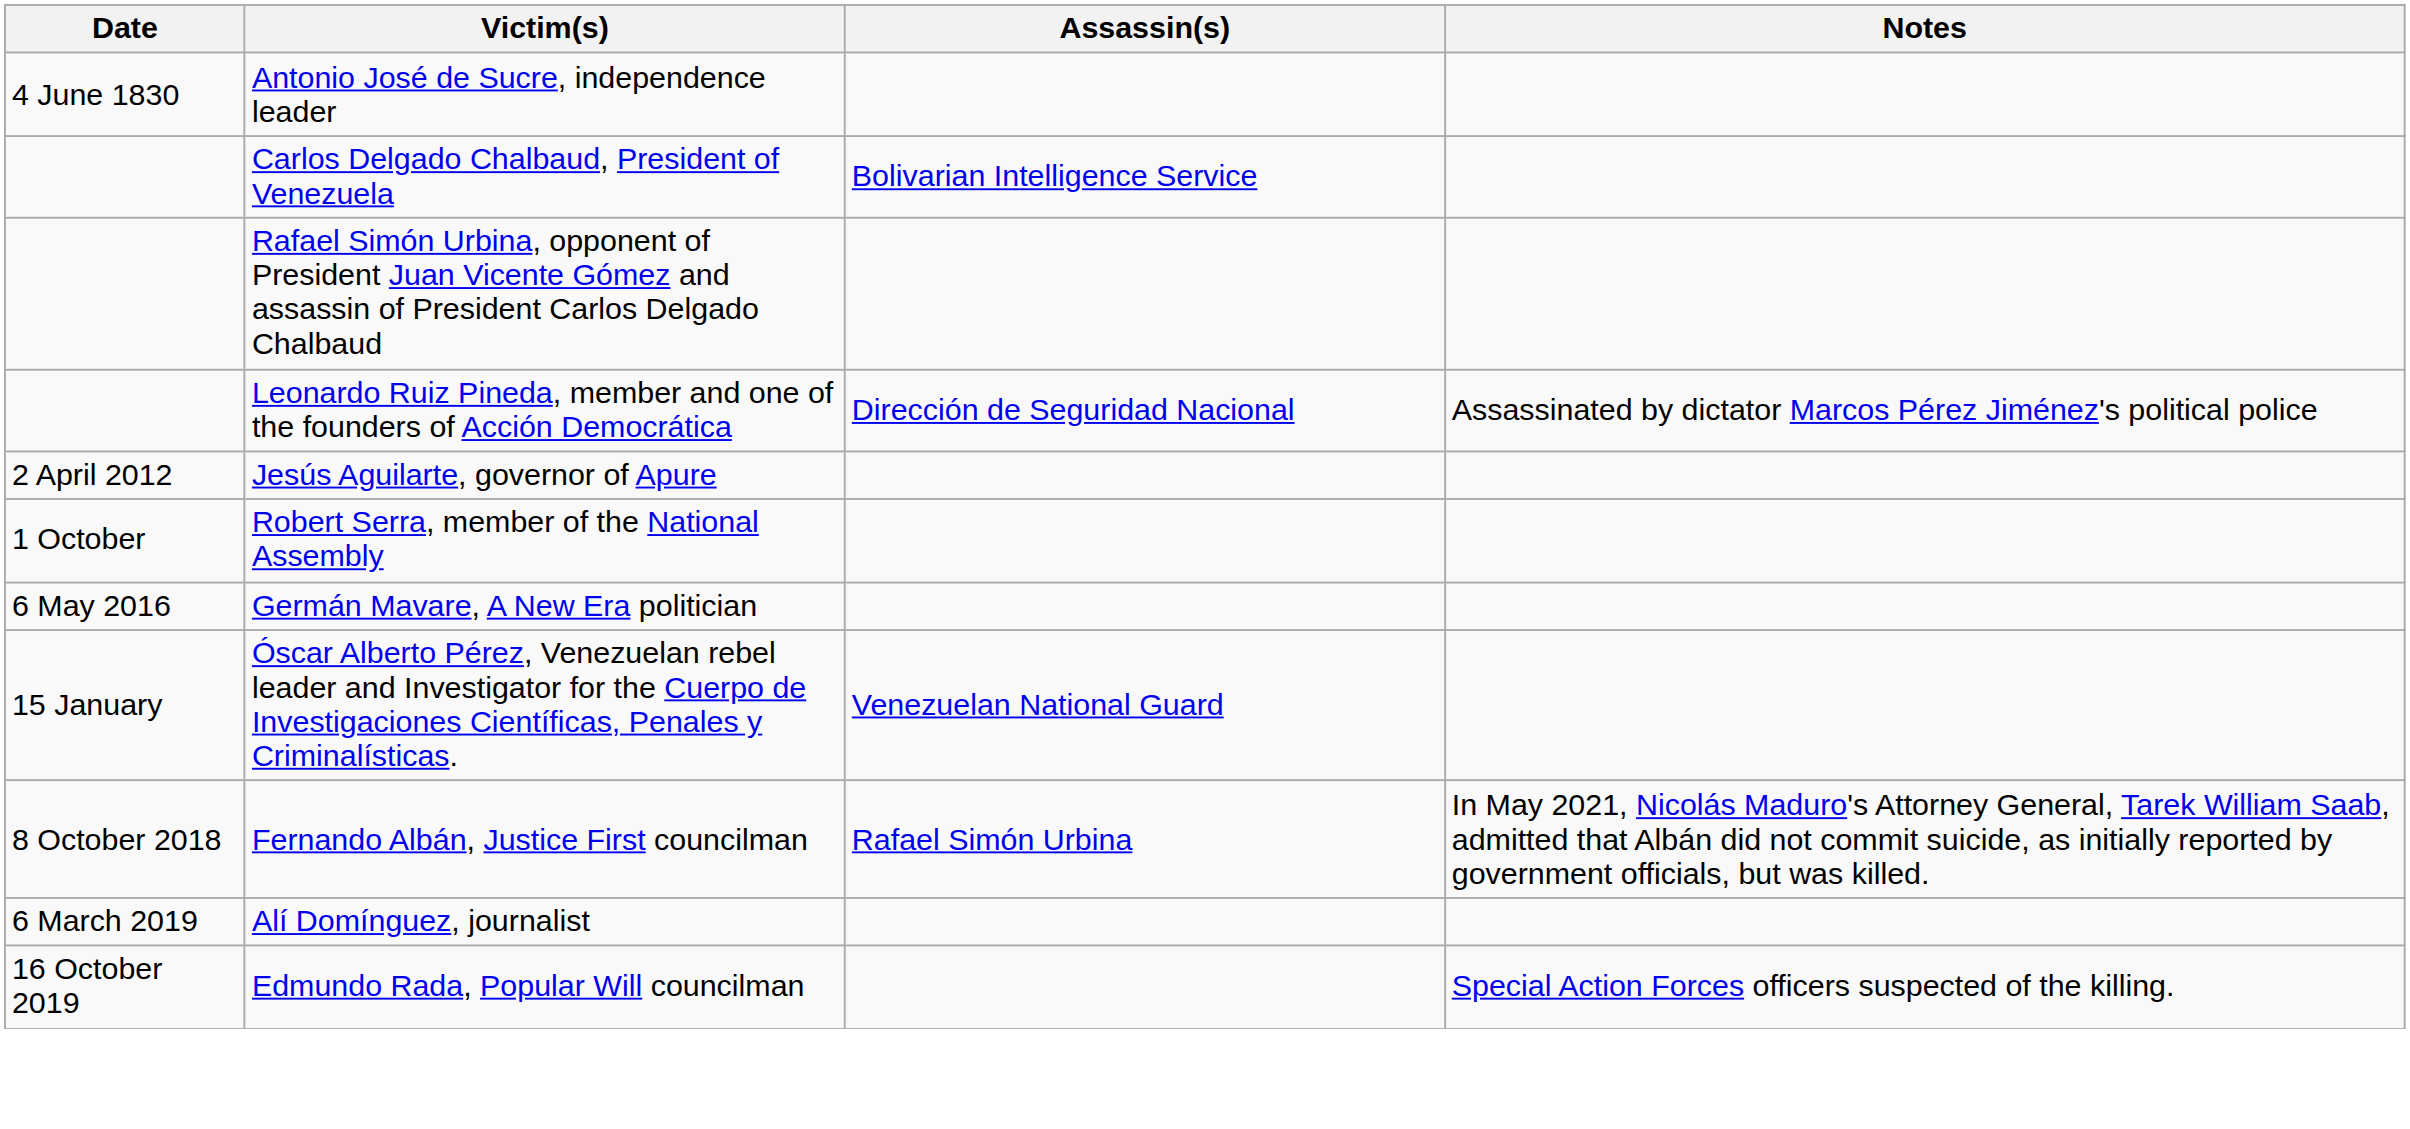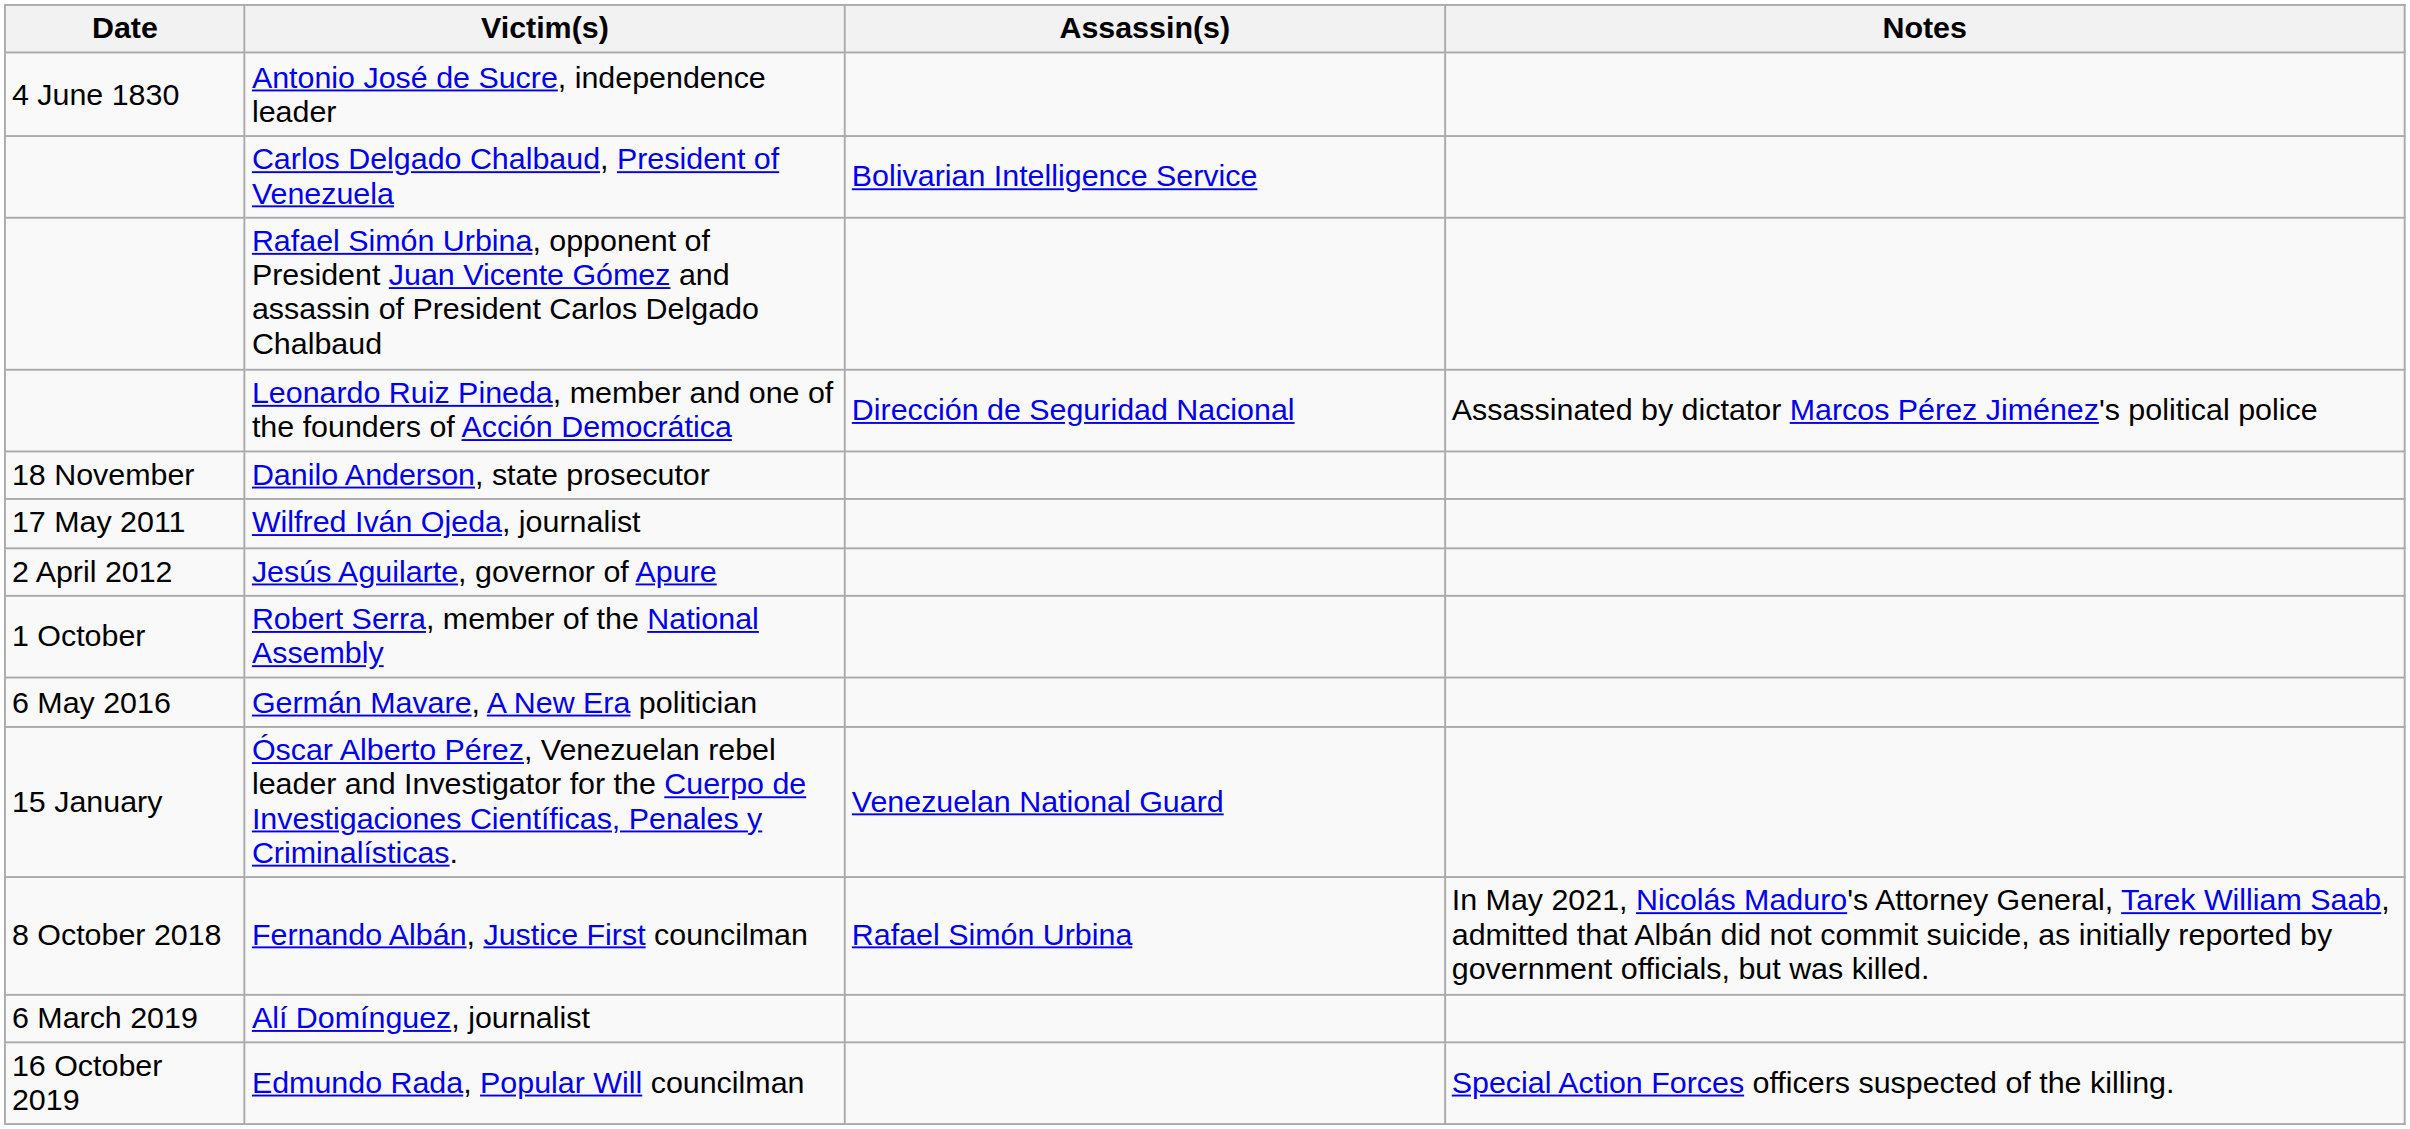+ row: (481, 474)
+ row: (446, 523)
